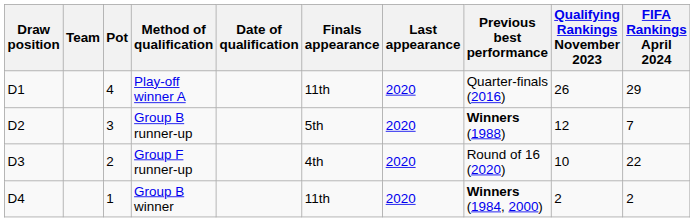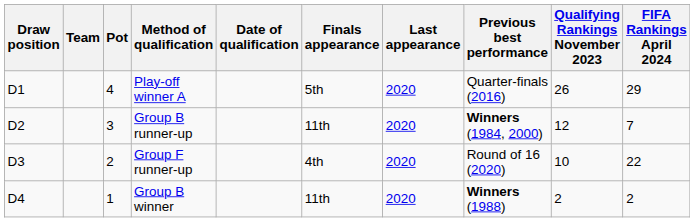(317, 89) 11th -> (314, 89) 5th
(314, 125) 5th -> (317, 125) 11th
(493, 125) Winners (1988) -> (505, 125) Winners (1984, 2000)
(505, 198) Winners (1984, 2000) -> (493, 198) Winners (1988)
